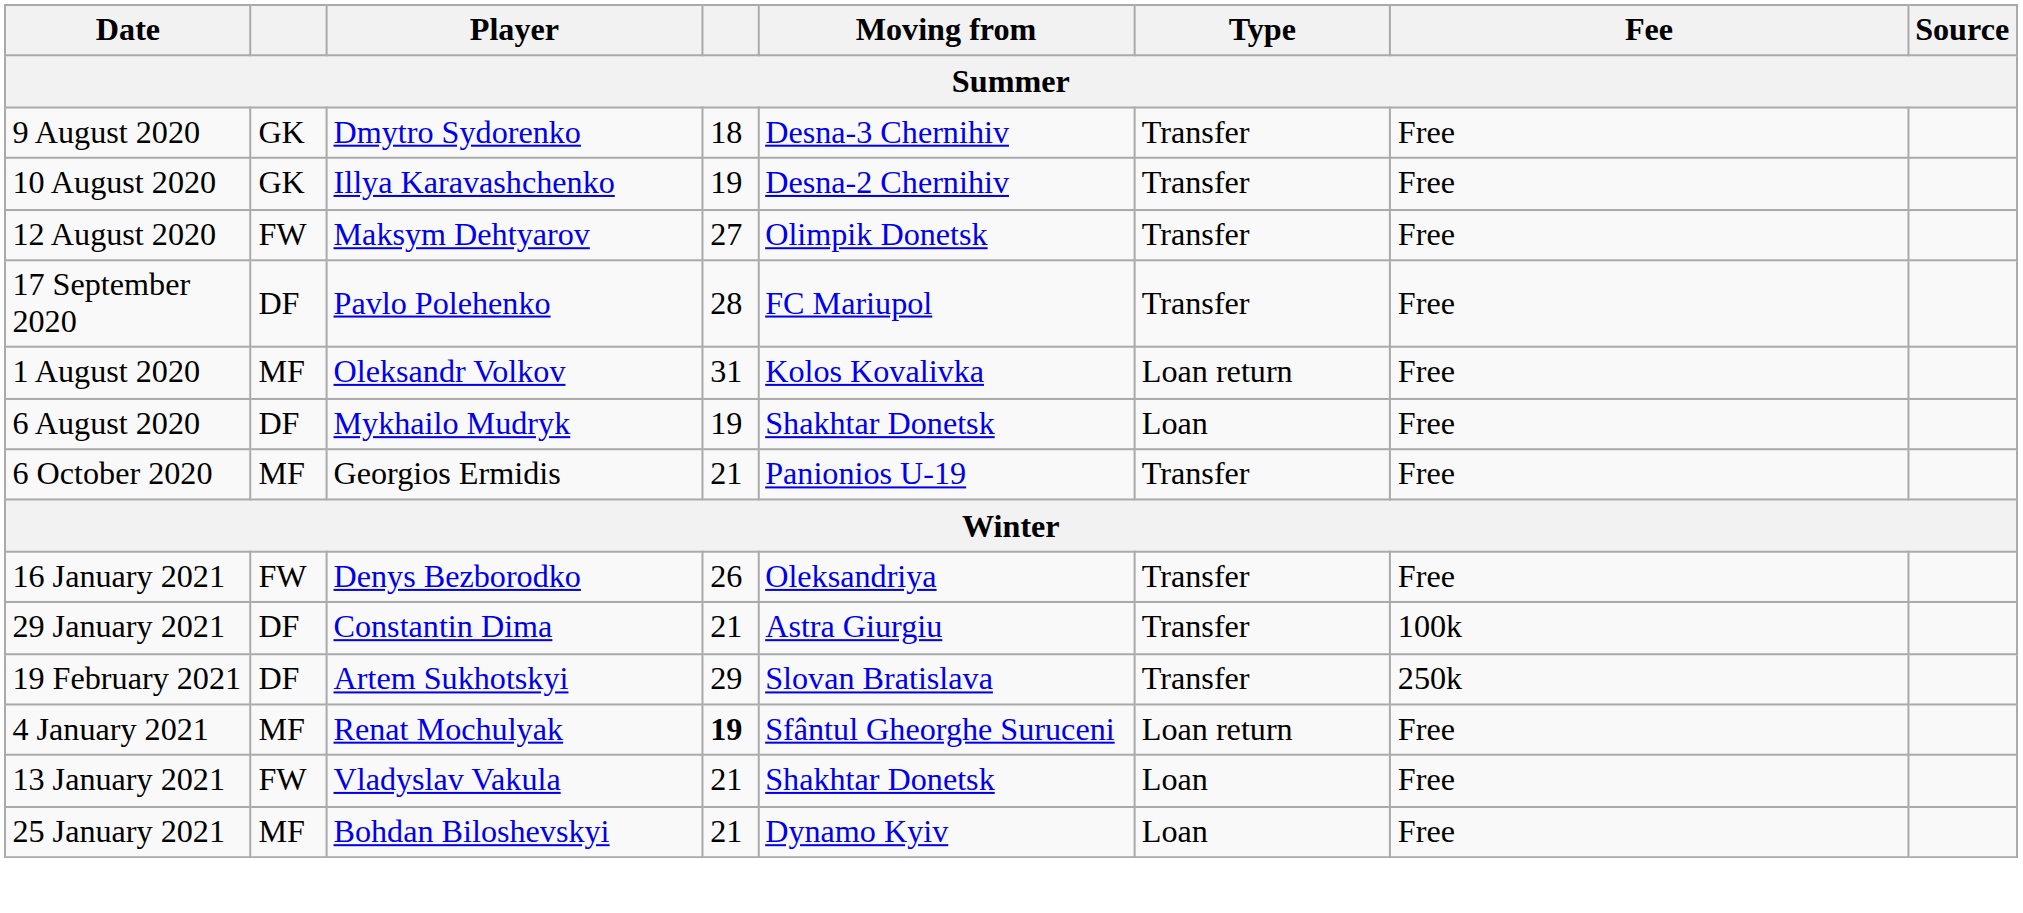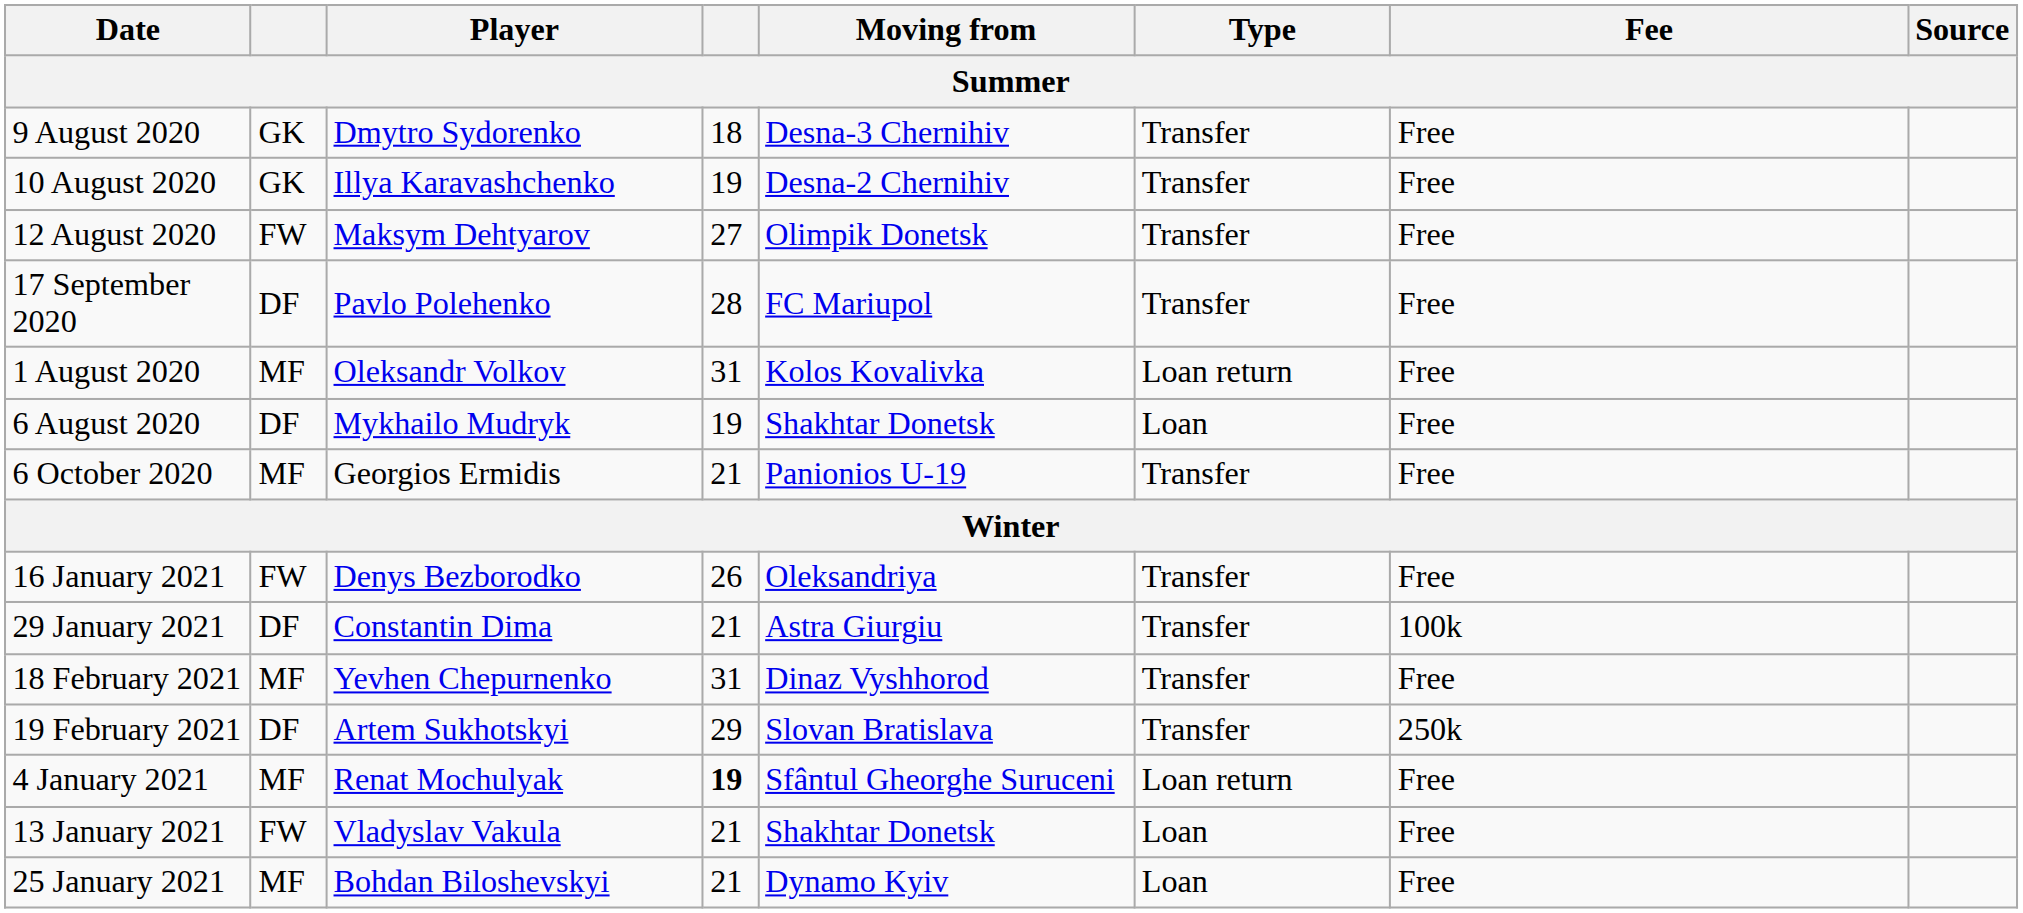+ row: (127, 678)
